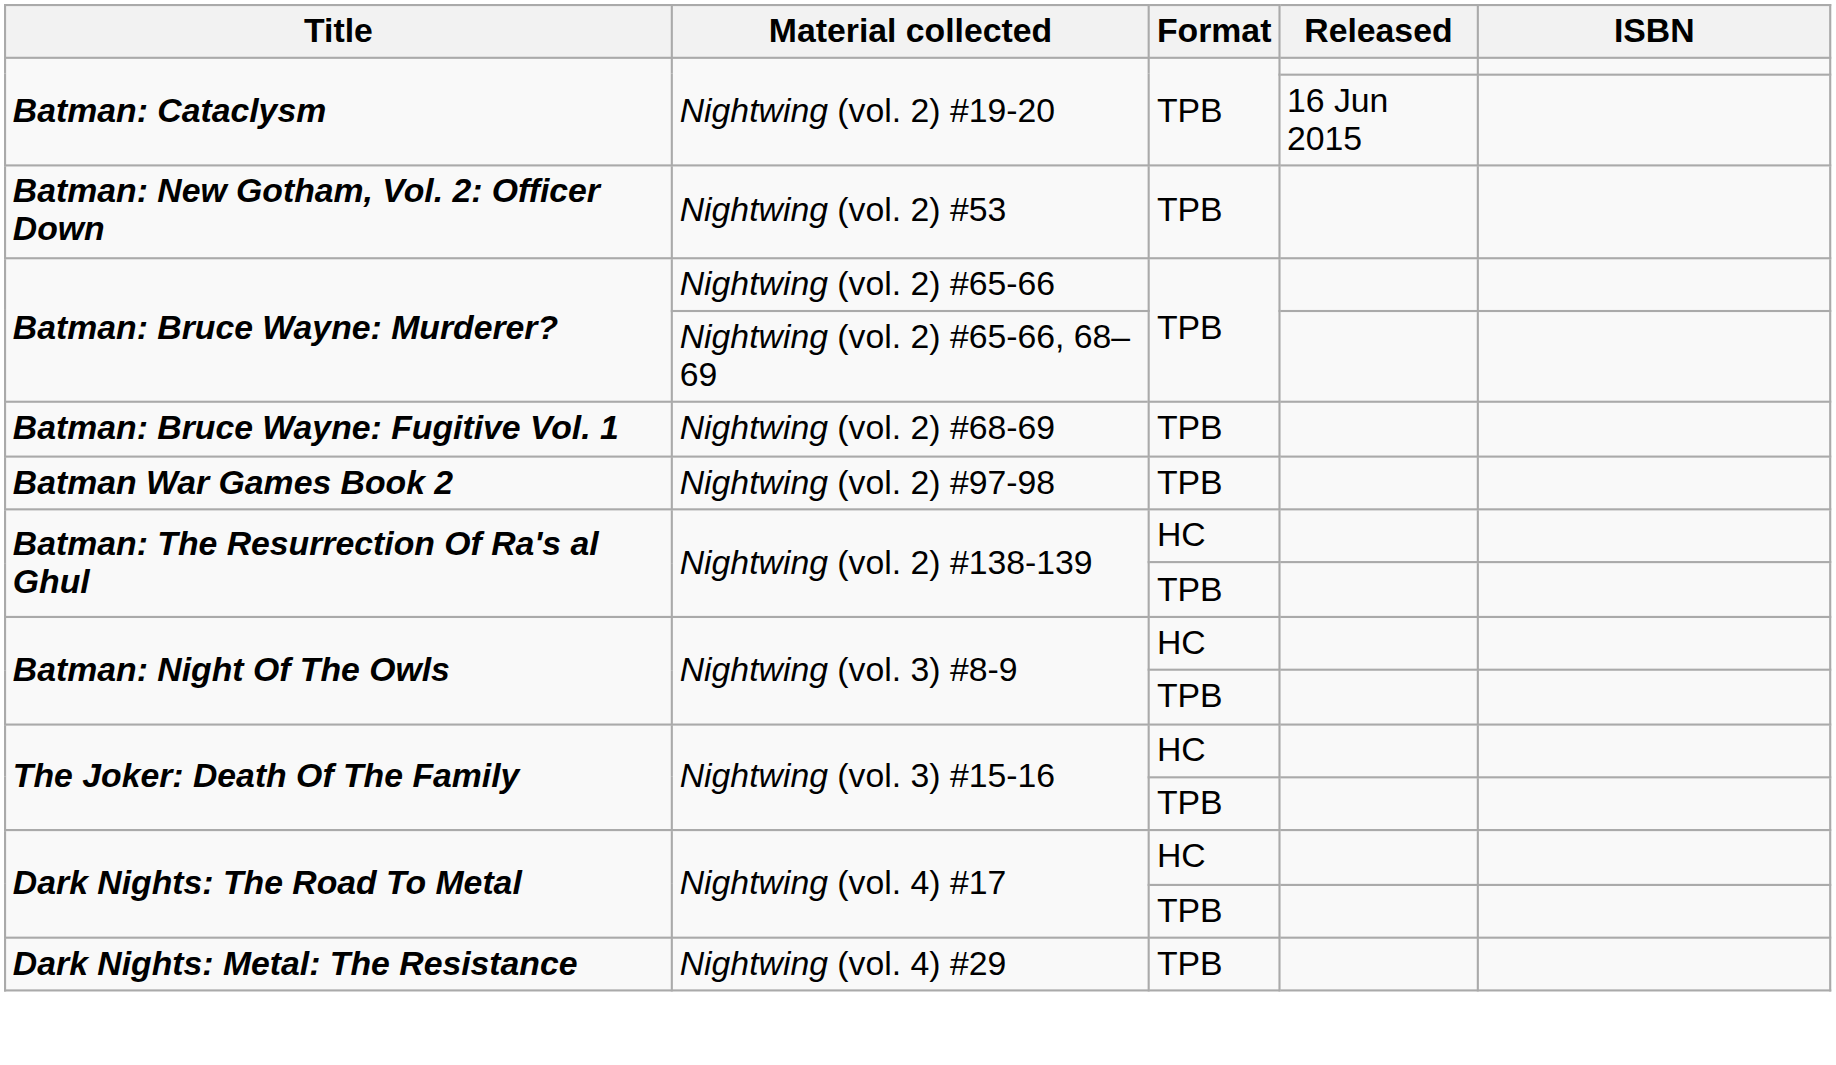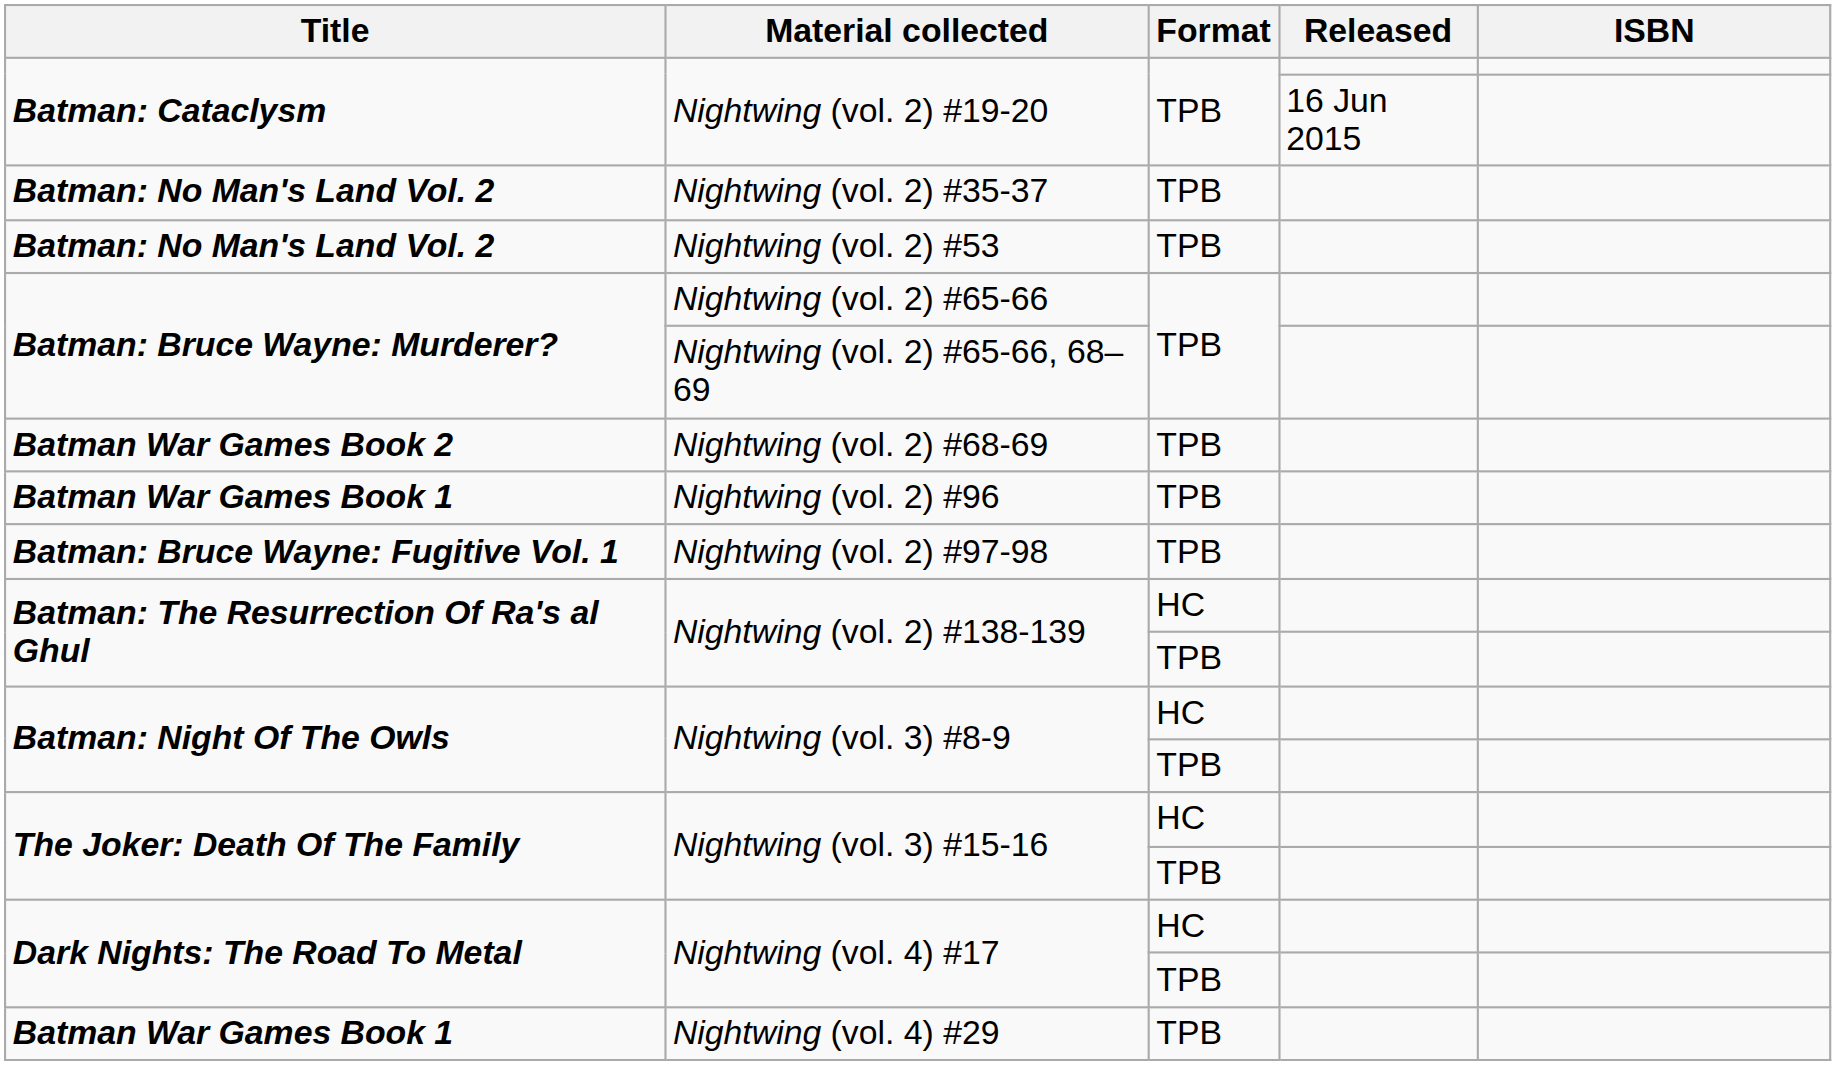+ row: (861, 191)
(306, 210) Batman: New Gotham, Vol. 2: Officer Down -> (254, 245) Batman: No Man's Land Vol. 2
(316, 428) Batman: Bruce Wayne: Fugitive Vol. 1 -> (233, 444) Batman War Games Book 2
+ row: (836, 497)
(233, 482) Batman War Games Book 2 -> (316, 551) Batman: Bruce Wayne: Fugitive Vol. 1
(295, 963) Dark Nights: Metal: The Resistance -> (233, 1032) Batman War Games Book 1
